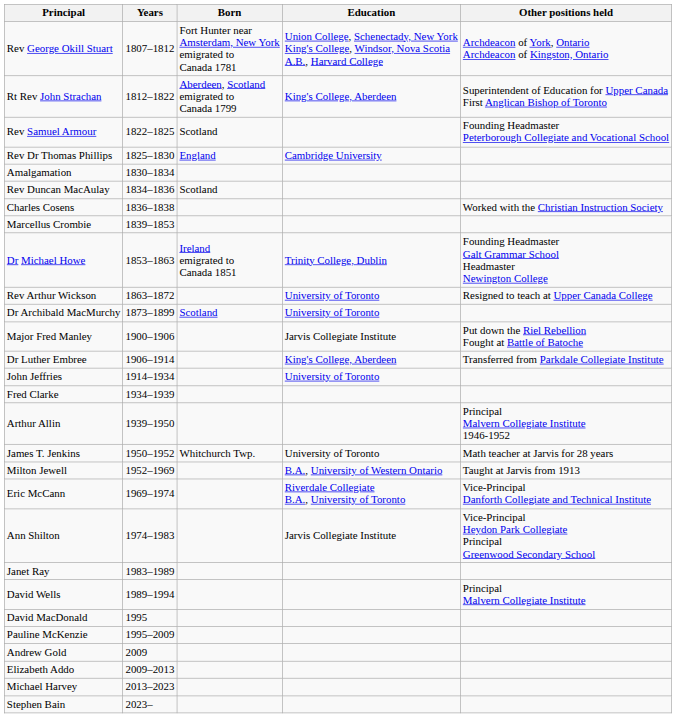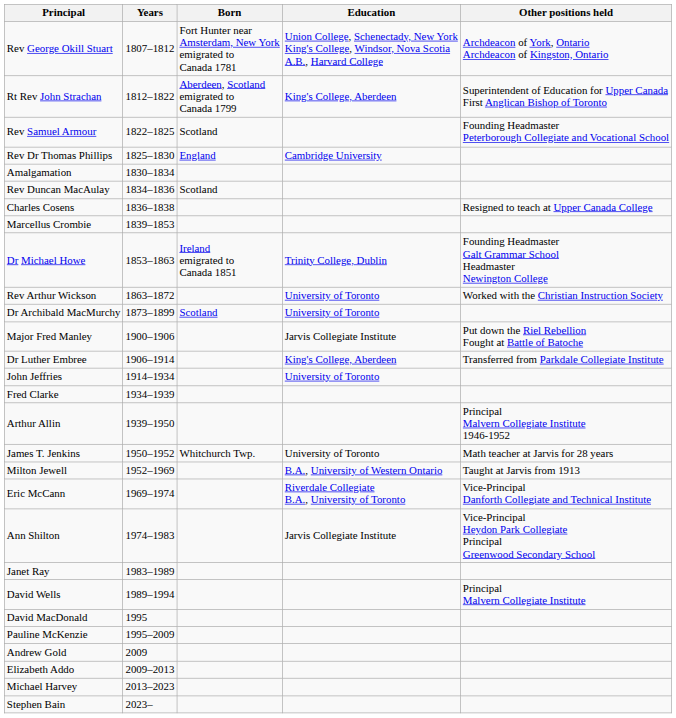(563, 207) Worked with the Christian Instruction Society -> (558, 207) Resigned to teach at Upper Canada College
(558, 295) Resigned to teach at Upper Canada College -> (563, 295) Worked with the Christian Instruction Society
